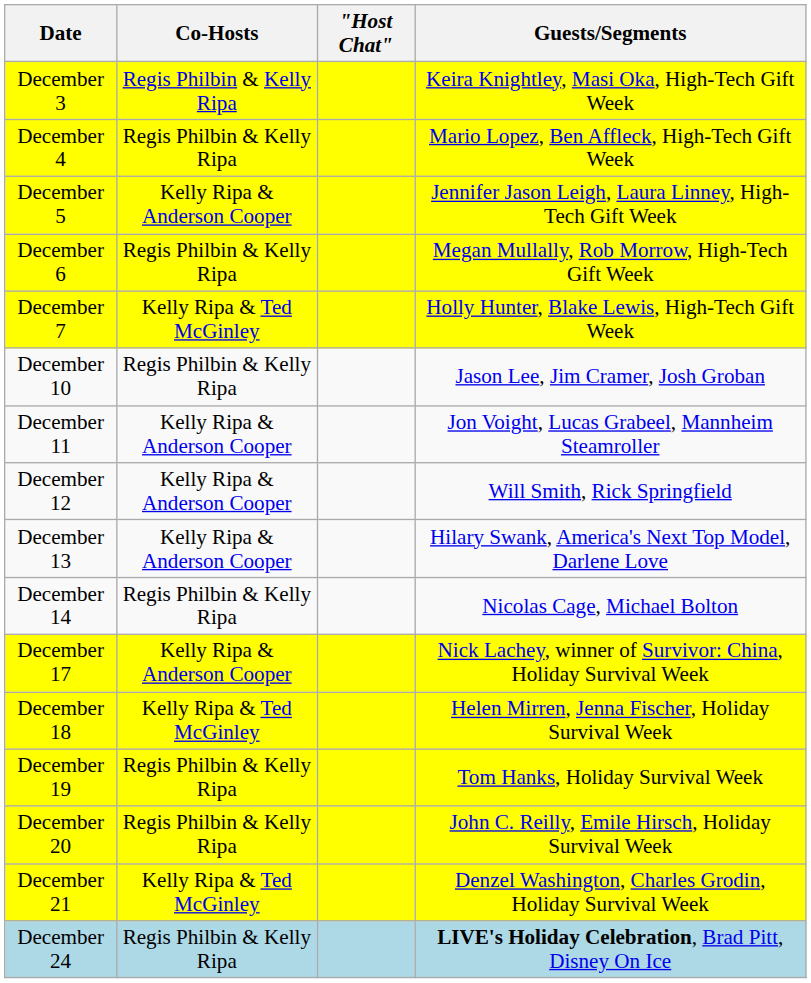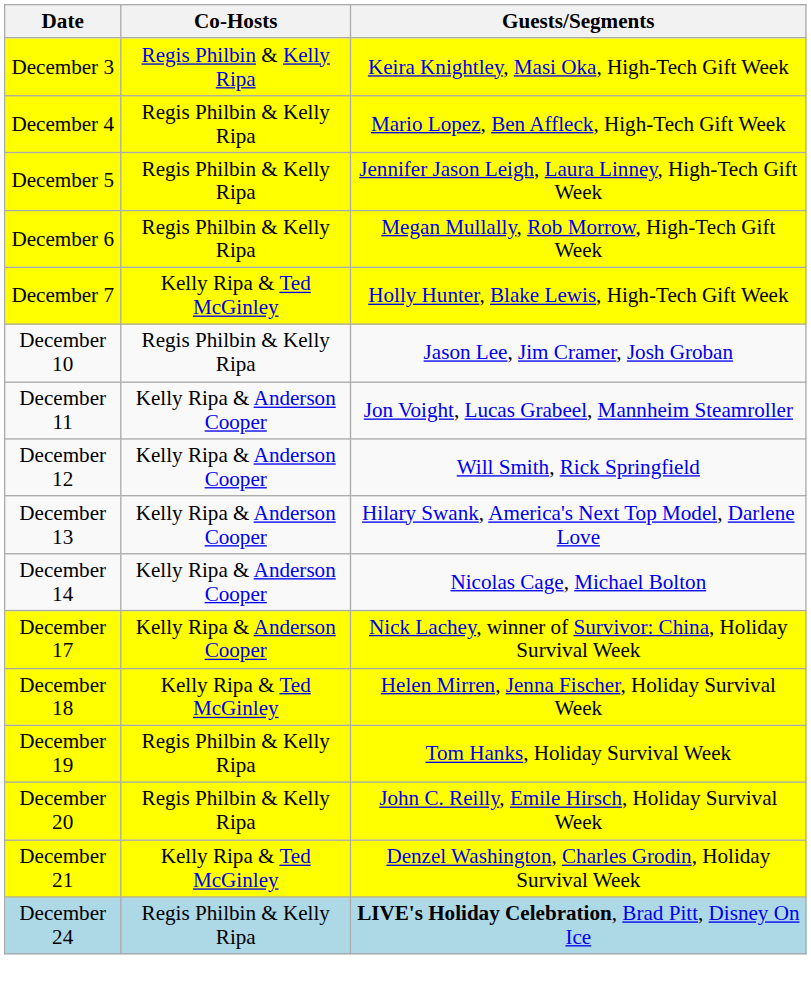- column: (366, 33)
(217, 204) Kelly Ripa & Anderson Cooper -> (236, 181) Regis Philbin & Kelly Ripa
(217, 605) Regis Philbin & Kelly Ripa -> (236, 581) Kelly Ripa & Anderson Cooper
